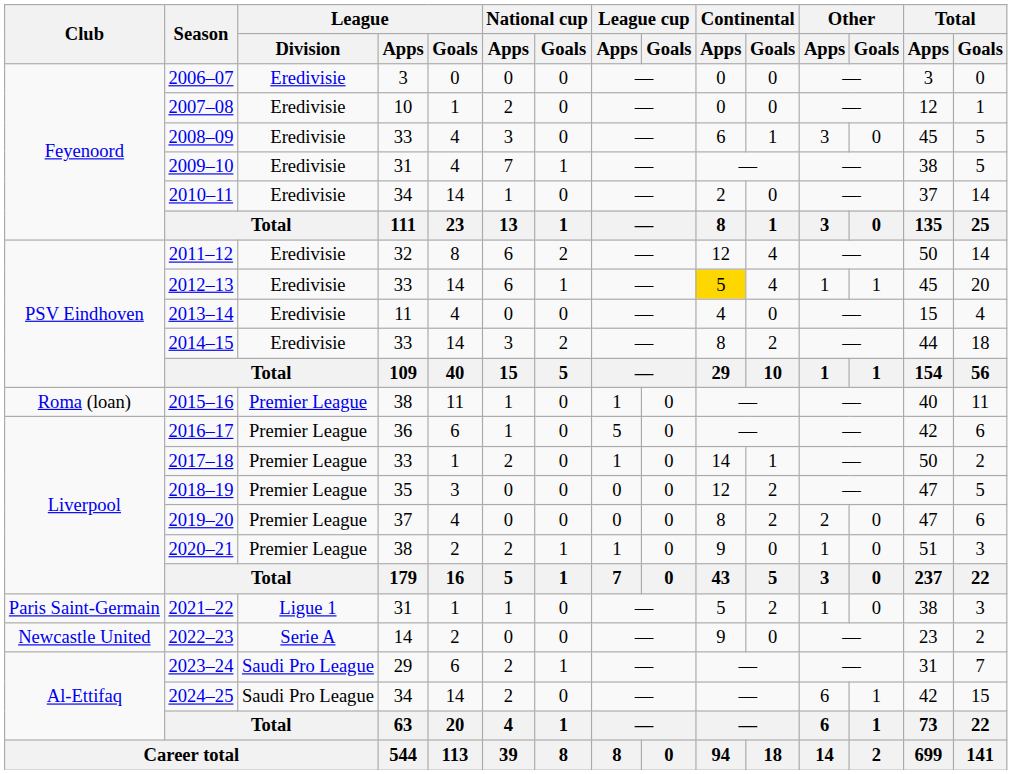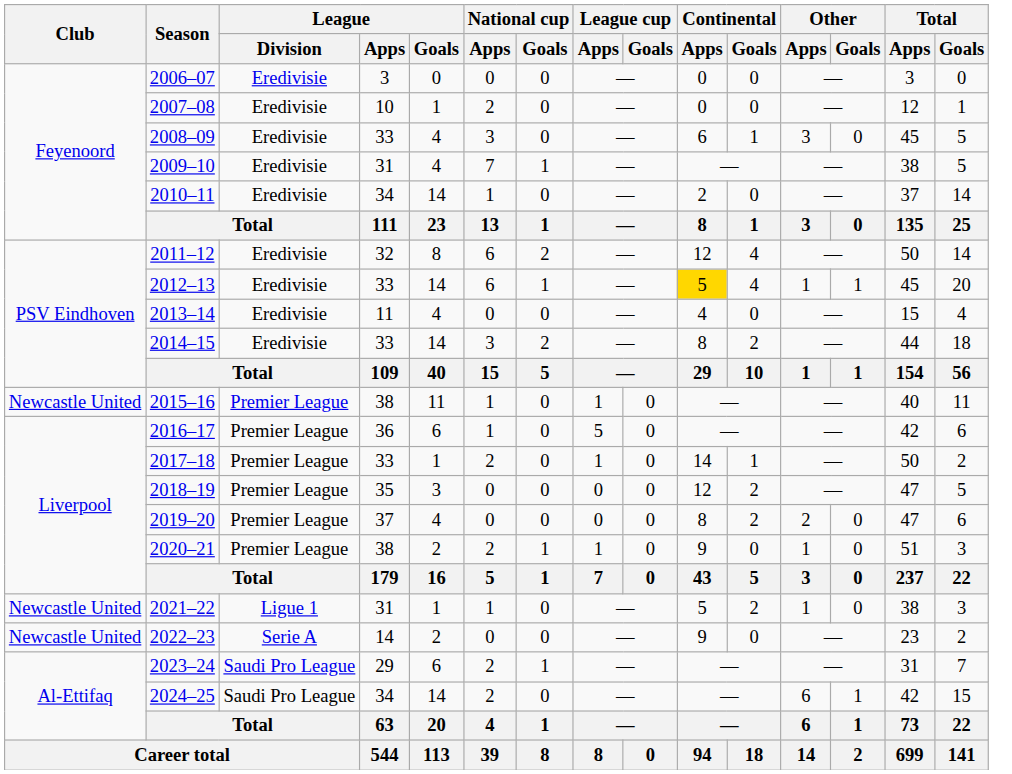(84, 401) Roma (loan) -> (75, 401) Newcastle United
(84, 607) Paris Saint-Germain -> (75, 607) Newcastle United
